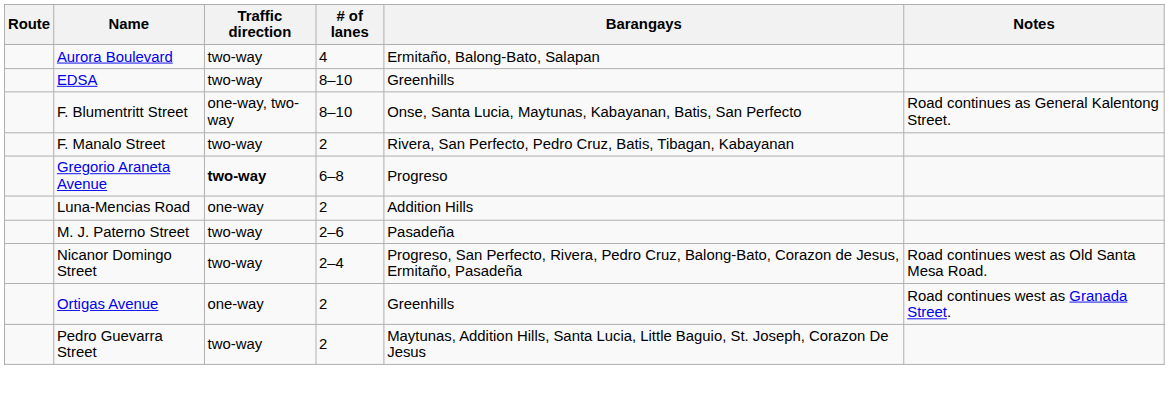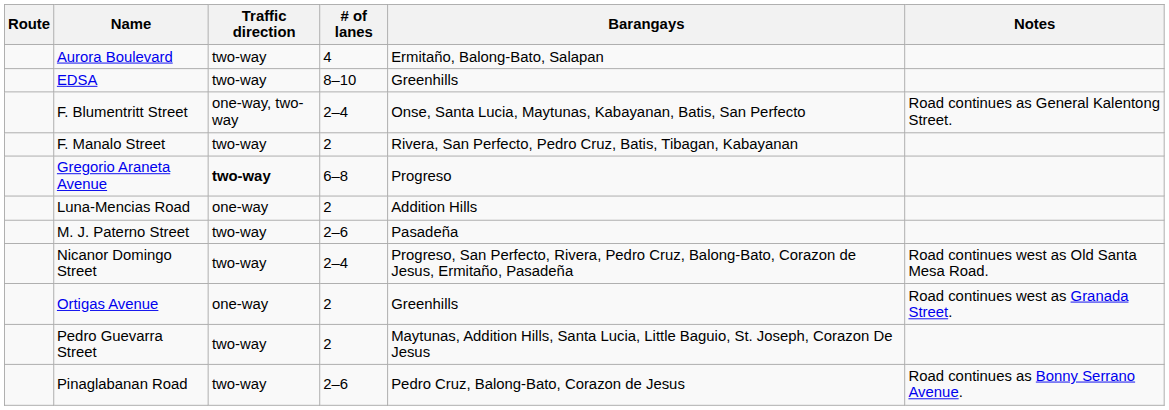(336, 112) 8–10 -> (336, 112) 2–4
+ row: (122, 384)
